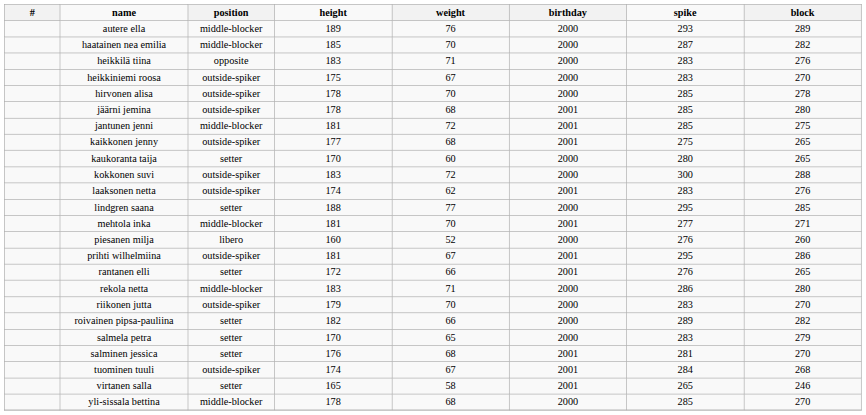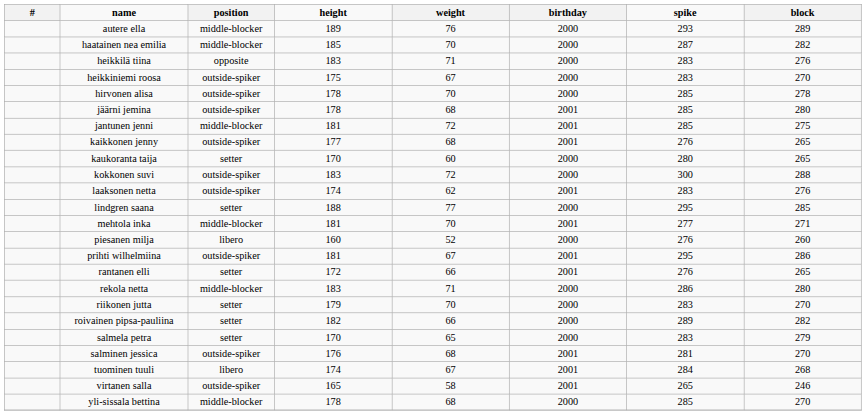(685, 142) 275 -> (685, 142) 276
(231, 304) outside-spiker -> (231, 304) setter
(231, 353) setter -> (231, 353) outside-spiker
(231, 369) outside-spiker -> (231, 369) libero
(231, 386) setter -> (231, 386) outside-spiker
